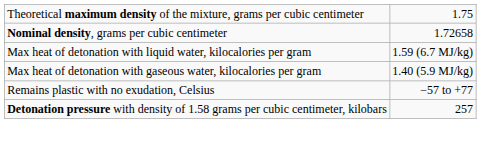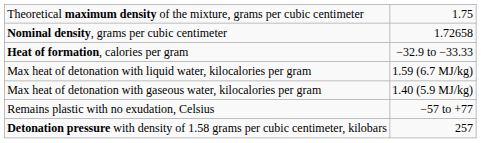+ row: (98, 52)
